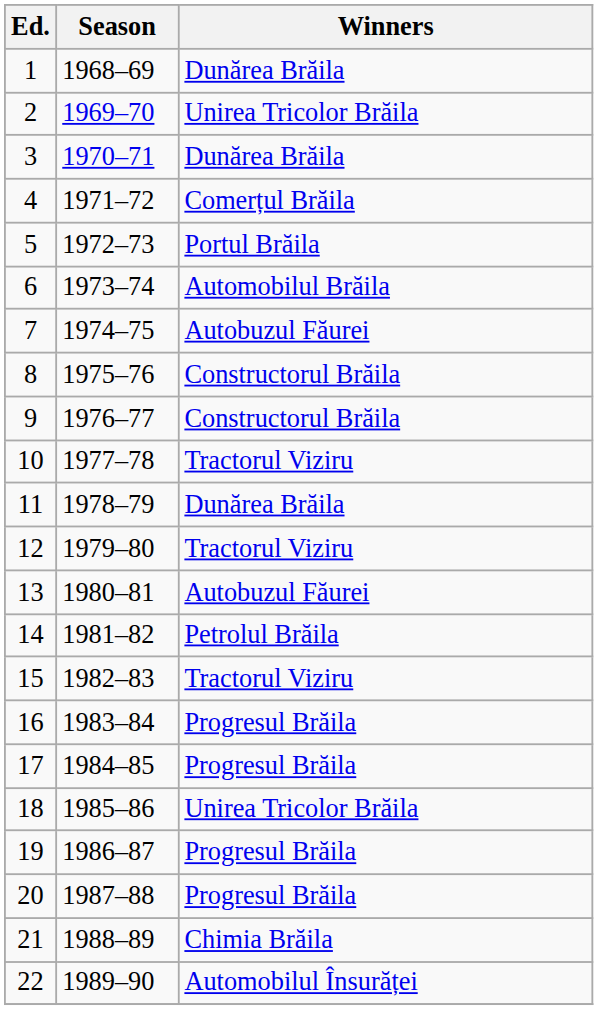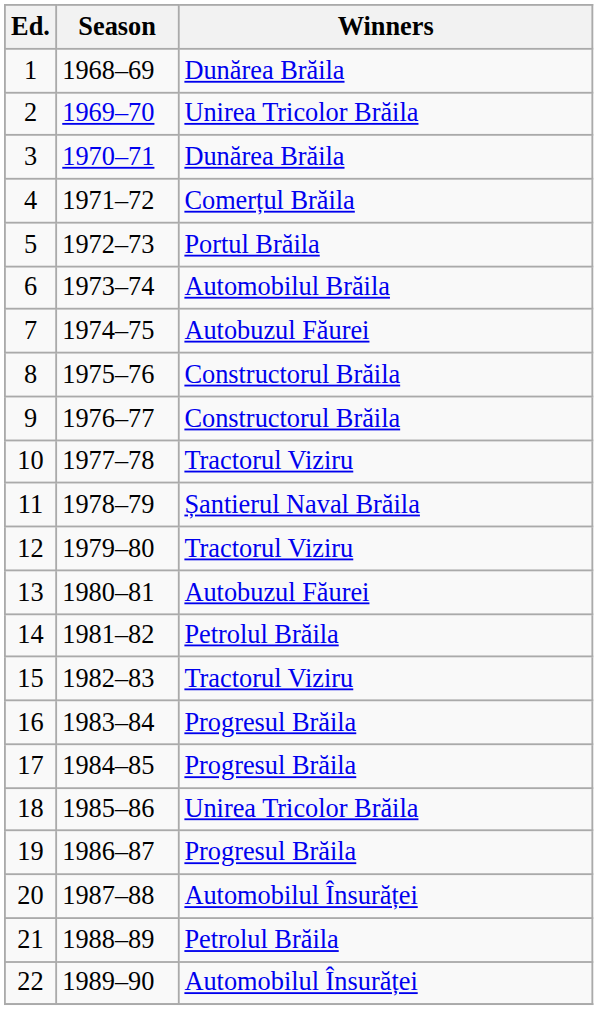(264, 504) Dunărea Brăila -> (302, 504) Șantierul Naval Brăila
(270, 895) Progresul Brăila -> (301, 895) Automobilul Însurăței
(259, 939) Chimia Brăila -> (262, 939) Petrolul Brăila
